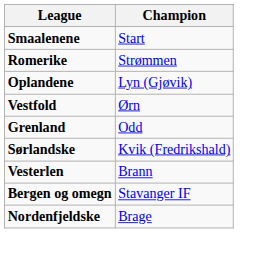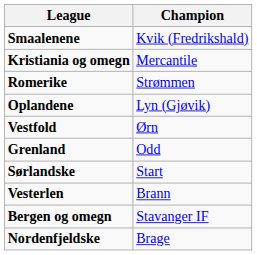(131, 37) Start -> (192, 37) Kvik (Fredrikshald)
+ row: (69, 60)
(174, 149) Kvik (Fredrikshald) -> (150, 171) Start
